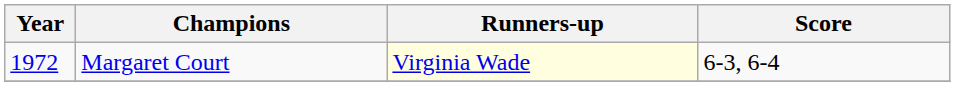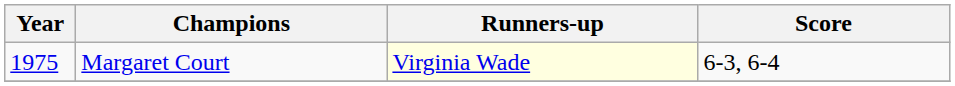(34, 61) 1972 -> (34, 61) 1975
